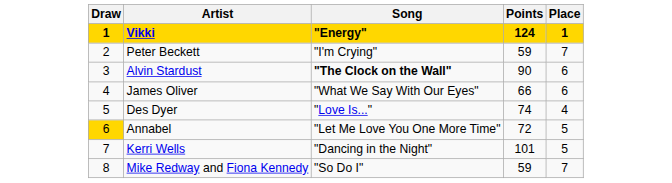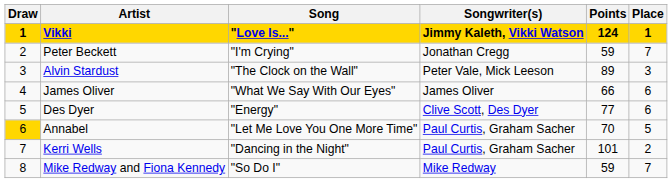+ column: (503, 14)
(340, 33) "Energy" -> (263, 33) "Love Is..."
(383, 71) bold -> (294, 71) normal
(525, 71) 90 -> (608, 71) 89
(565, 71) 6 -> (648, 71) 3
(343, 110) "Love Is..." -> (254, 110) "Energy"
(525, 110) 74 -> (608, 110) 77
(565, 110) 4 -> (648, 110) 6
(525, 129) 72 -> (608, 129) 70
(565, 149) 5 -> (648, 149) 2
